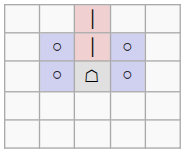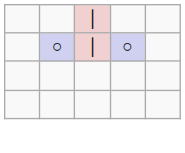- row: (57, 76)
